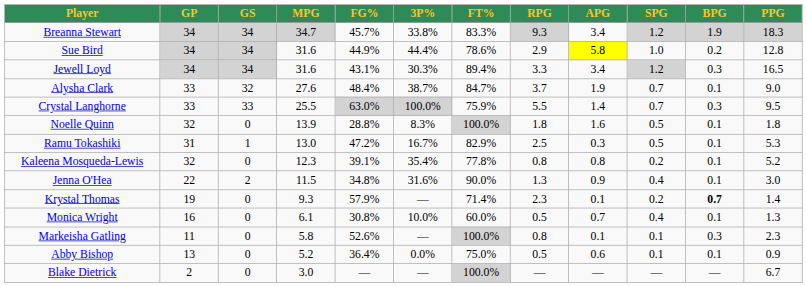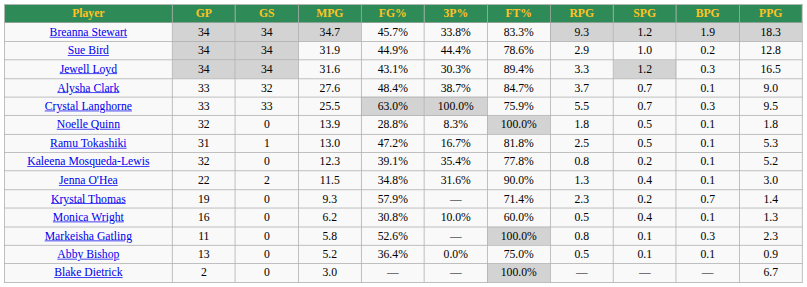- column: (598, 13)
(306, 50) 31.6 -> (330, 50) 31.9
(481, 143) 82.9% -> (519, 143) 81.8%
(715, 198) bold -> (708, 198) normal
(306, 217) 6.1 -> (330, 217) 6.2
